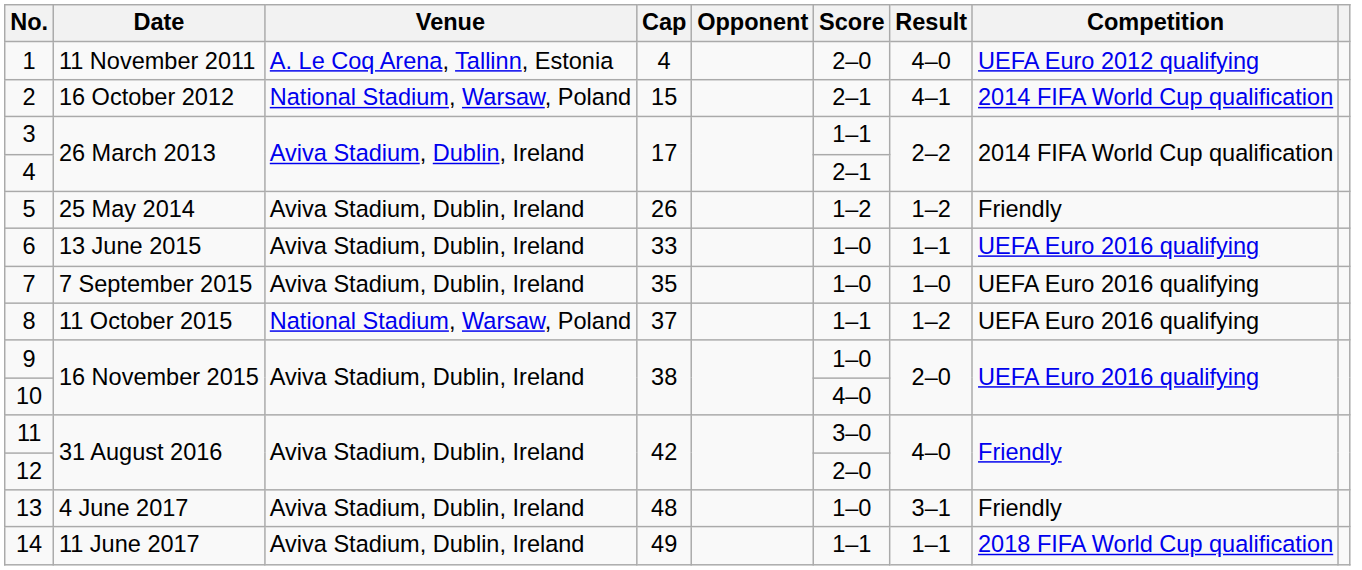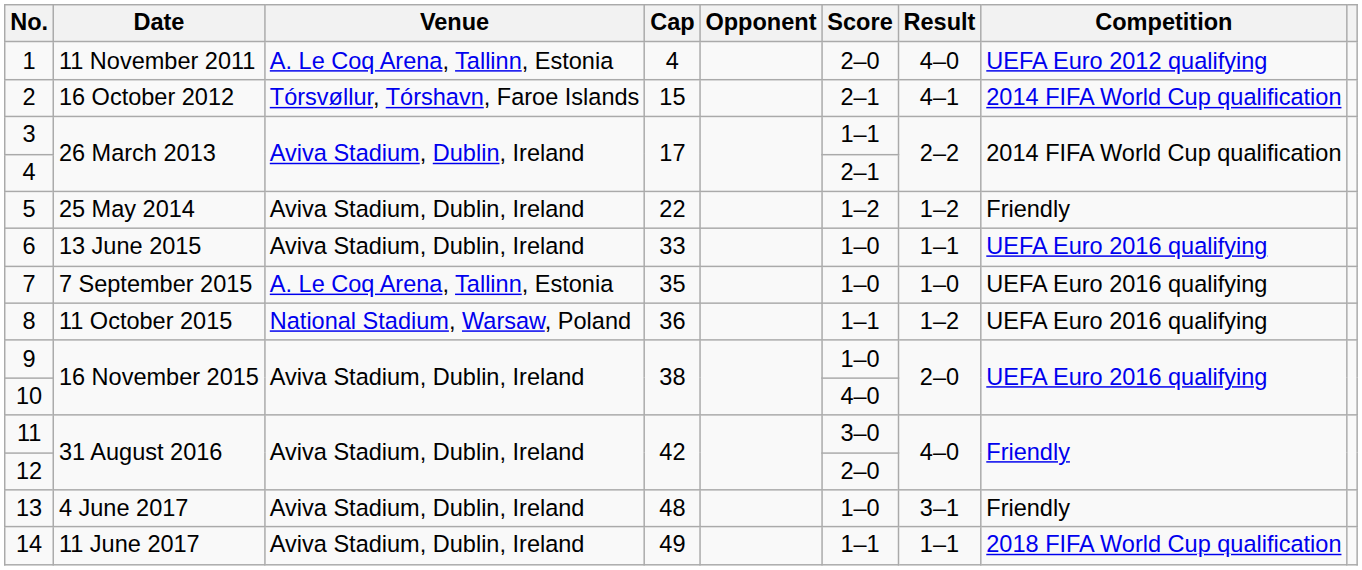(450, 97) National Stadium, Warsaw, Poland -> (455, 97) Tórsvøllur, Tórshavn, Faroe Islands
(664, 209) 26 -> (672, 209) 22
(427, 284) Aviva Stadium, Dublin, Ireland -> (442, 284) A. Le Coq Arena, Tallinn, Estonia
(664, 321) 37 -> (672, 321) 36
